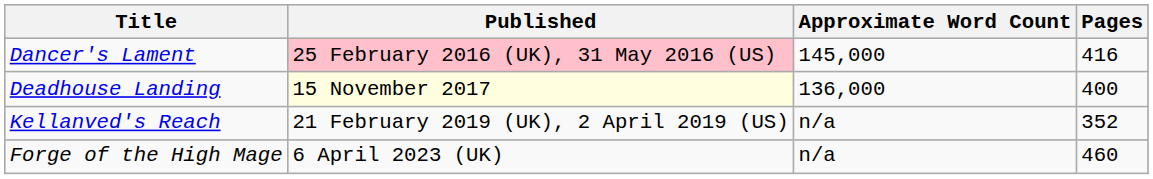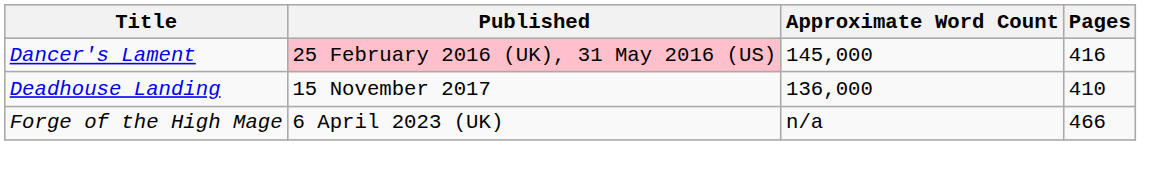(392, 89) lightyellow background -> (392, 89) no background
(1100, 89) 400 -> (1087, 89) 410
- row: (115, 123)
(1100, 156) 460 -> (1087, 123) 466
